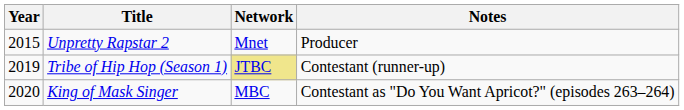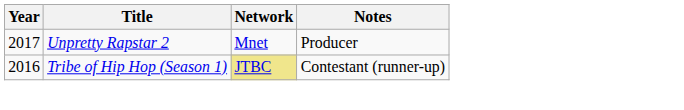(24, 42) 2015 -> (24, 42) 2017
(24, 67) 2019 -> (24, 67) 2016
- row: (112, 92)
